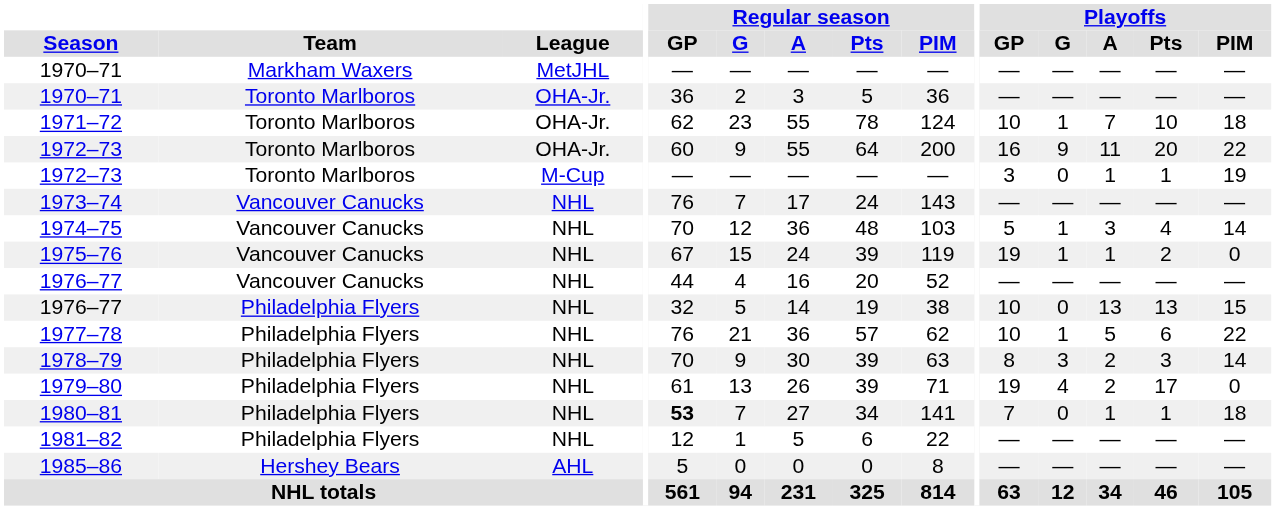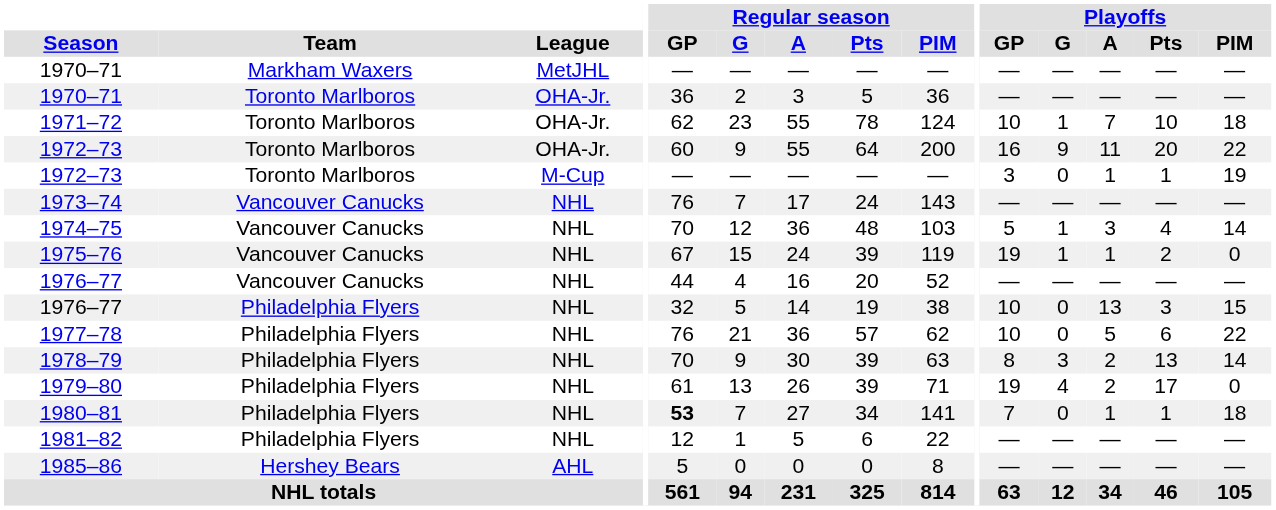(1166, 307) 13 -> (1166, 307) 3
(1063, 333) 1 -> (1063, 333) 0
(1166, 360) 3 -> (1166, 360) 13
